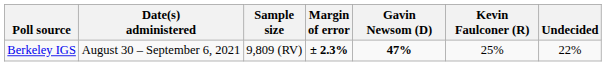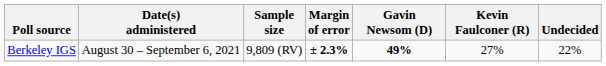(399, 50) 47% -> (399, 50) 49%
(492, 50) 25% -> (492, 50) 27%
